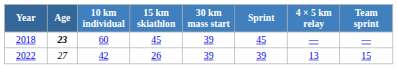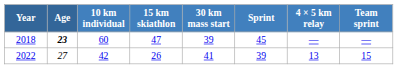(156, 40) 45 -> (156, 40) 47
(209, 56) 39 -> (209, 56) 41
